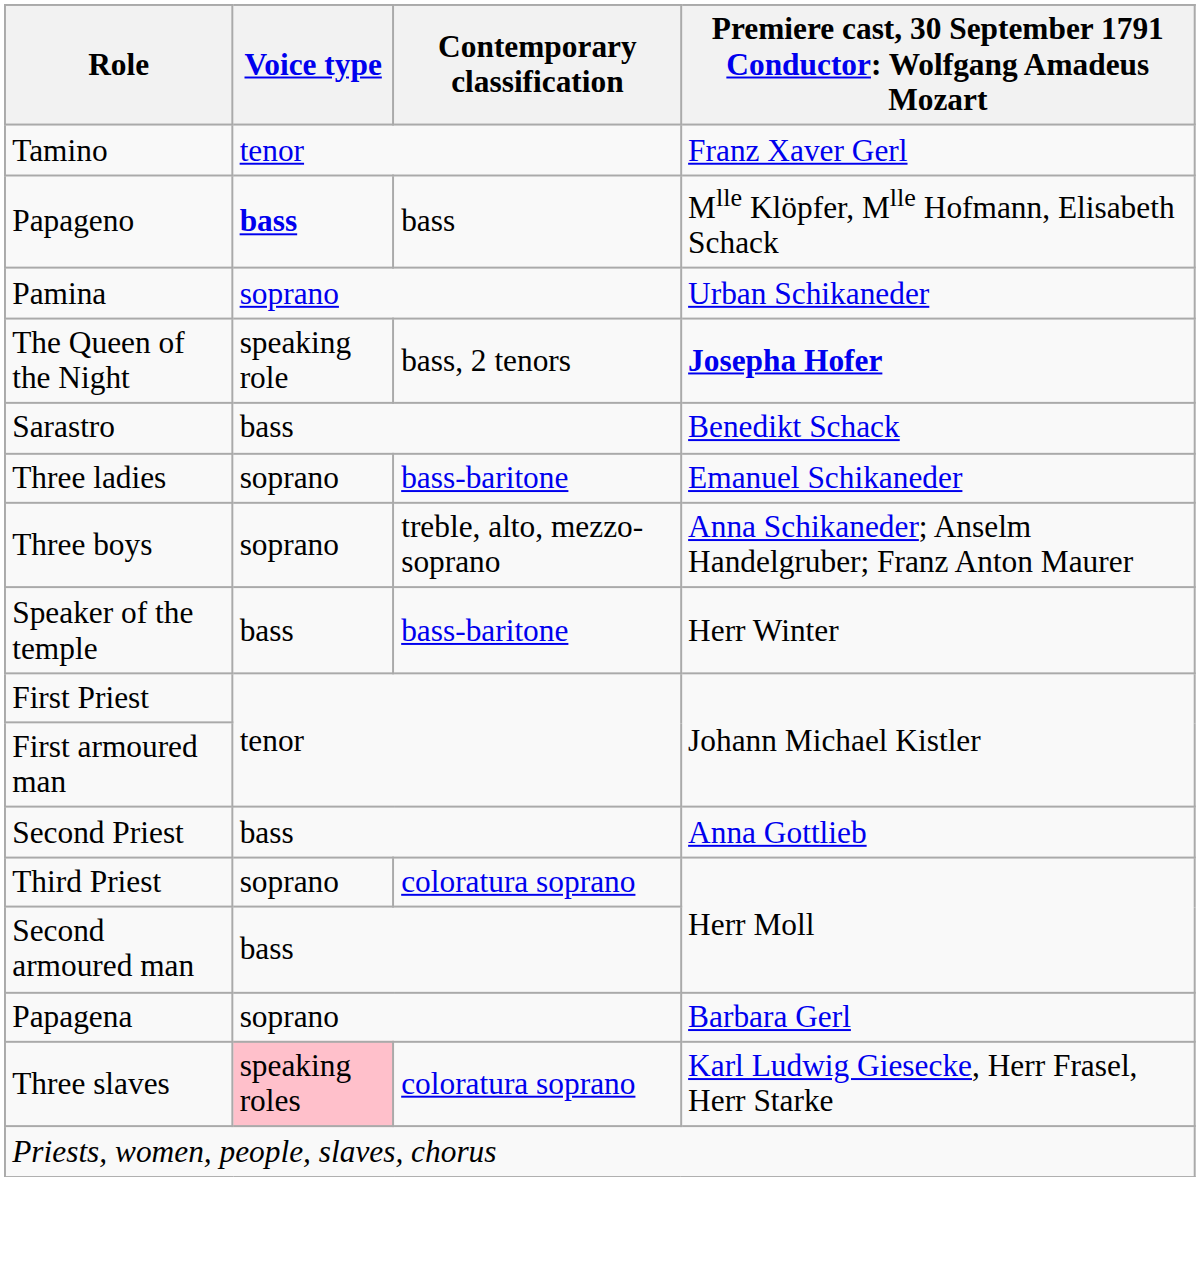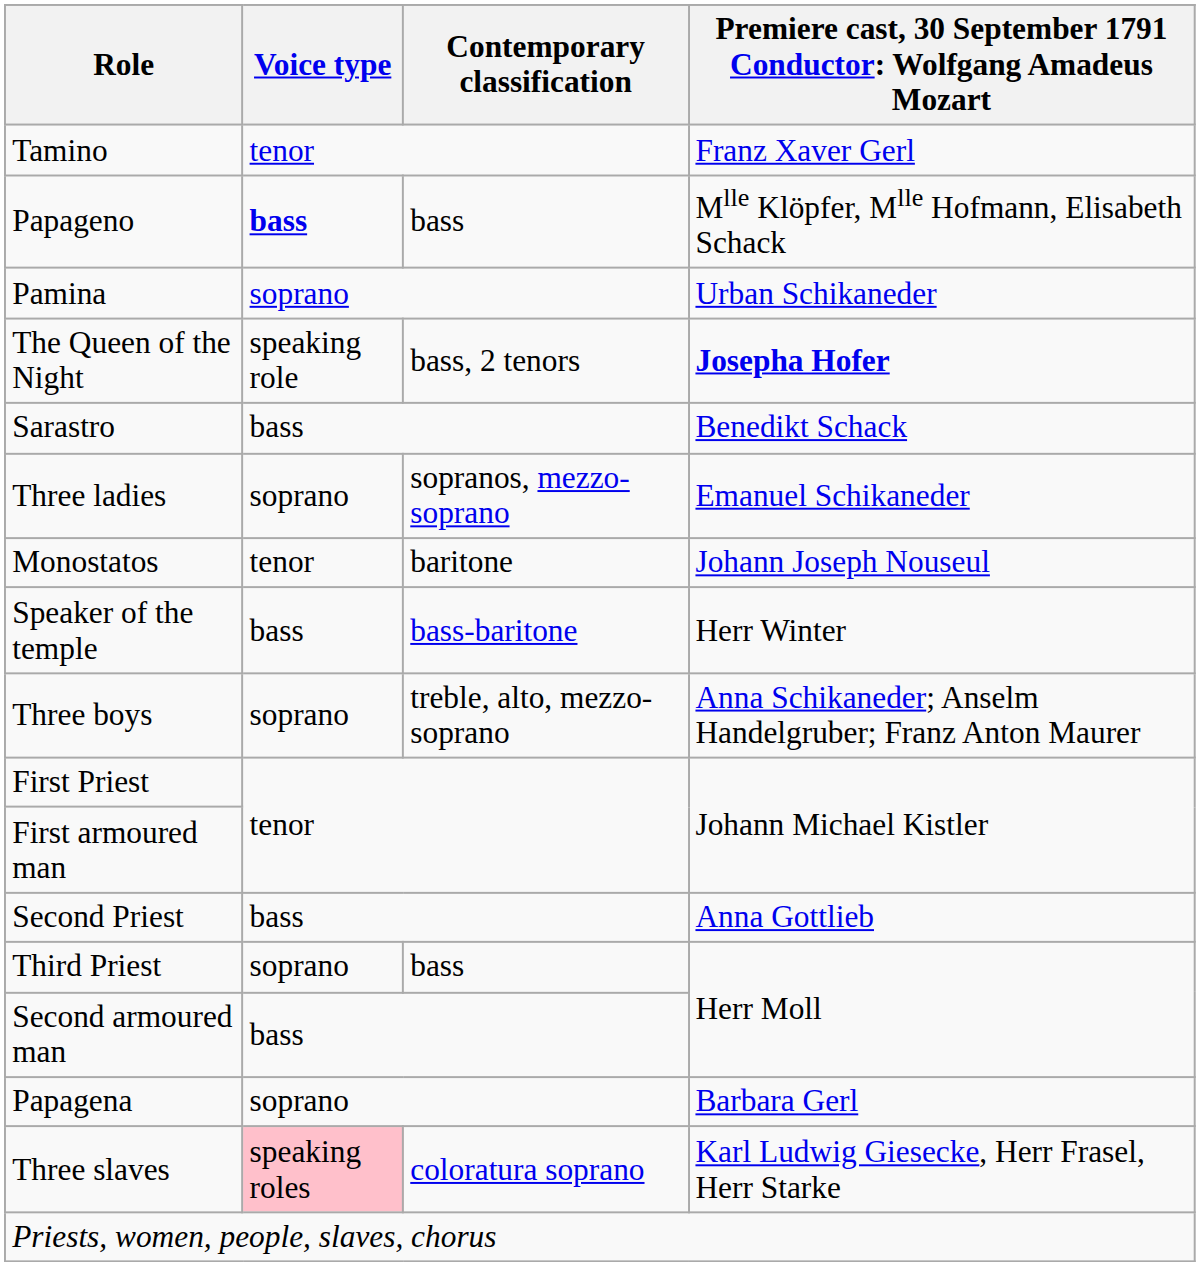(485, 477) bass-baritone -> (520, 495) sopranos, mezzo-soprano
+ row: (85, 562)
rows swapped: (82, 544) <-> (103, 629)
(518, 881) coloratura soprano -> (437, 966) bass
